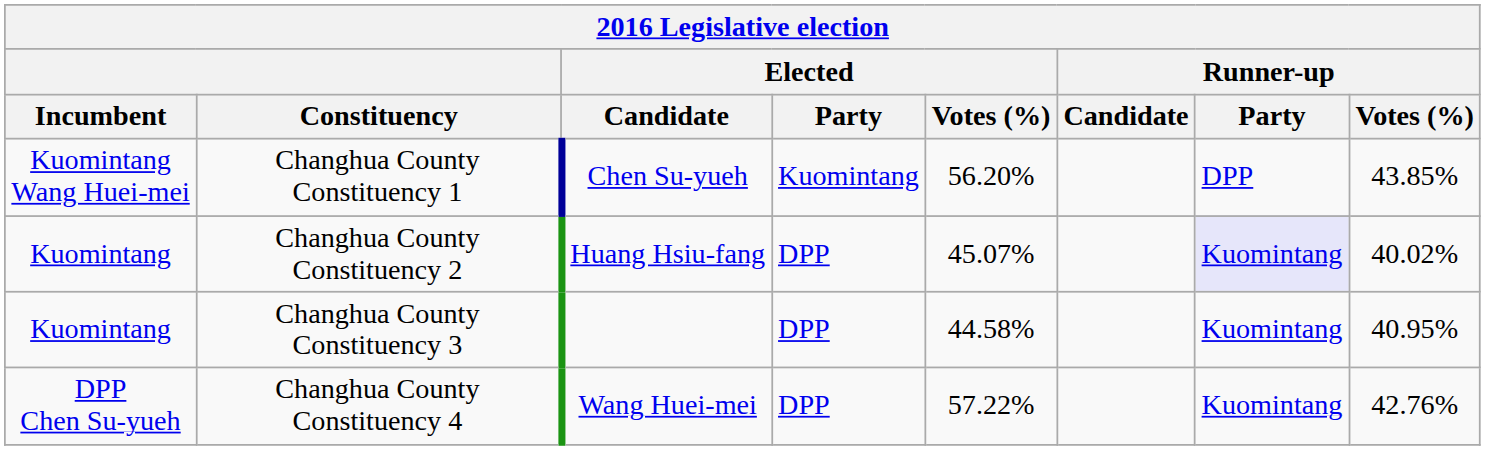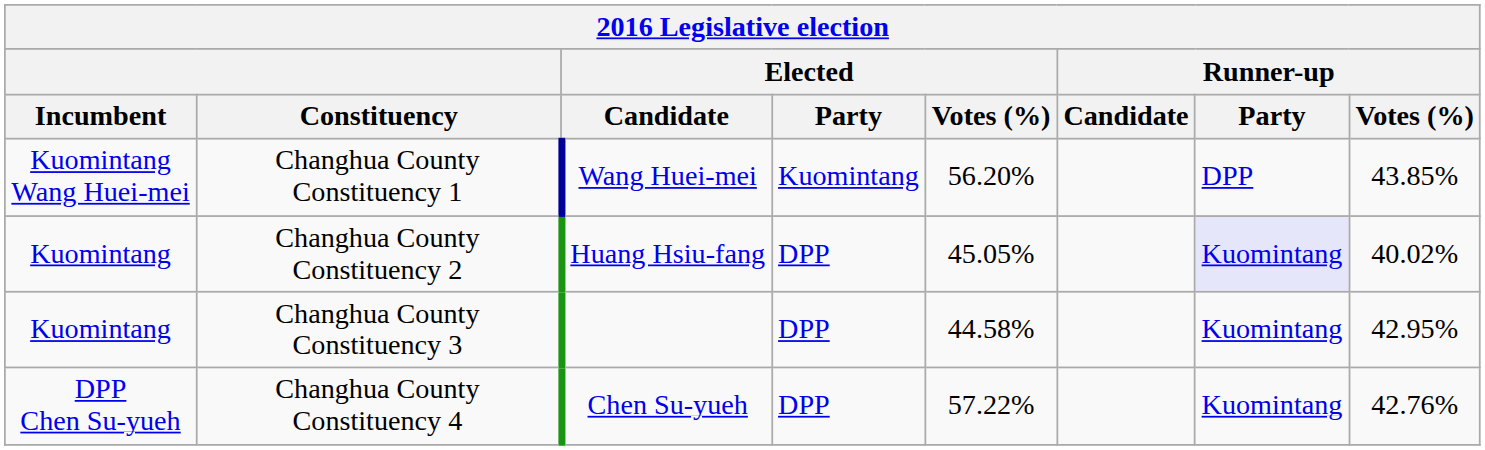(668, 176) Chen Su-yueh -> (668, 176) Wang Huei-mei
(991, 252) 45.07% -> (991, 252) 45.05%
(1415, 329) 40.95% -> (1415, 329) 42.95%
(668, 405) Wang Huei-mei -> (668, 405) Chen Su-yueh
